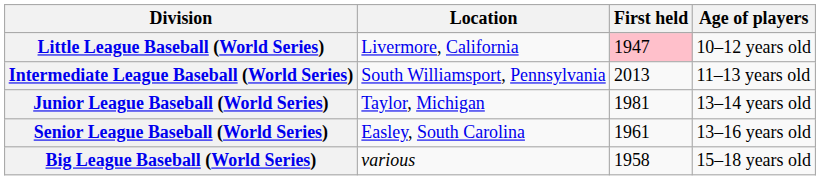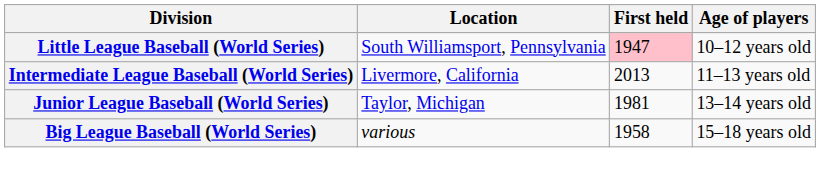(440, 47) Livermore, California -> (484, 47) South Williamsport, Pennsylvania
(484, 75) South Williamsport, Pennsylvania -> (440, 75) Livermore, California
- row: (181, 132)
